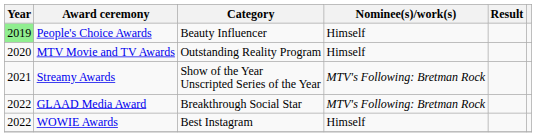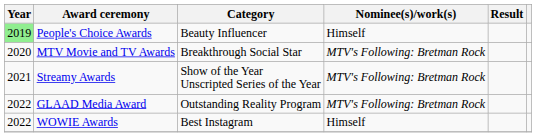(251, 52) Outstanding Reality Program -> (241, 52) Breakthrough Social Star
(346, 52) Himself -> (406, 52) MTV's Following: Bretman Rock
(241, 103) Breakthrough Social Star -> (251, 103) Outstanding Reality Program
